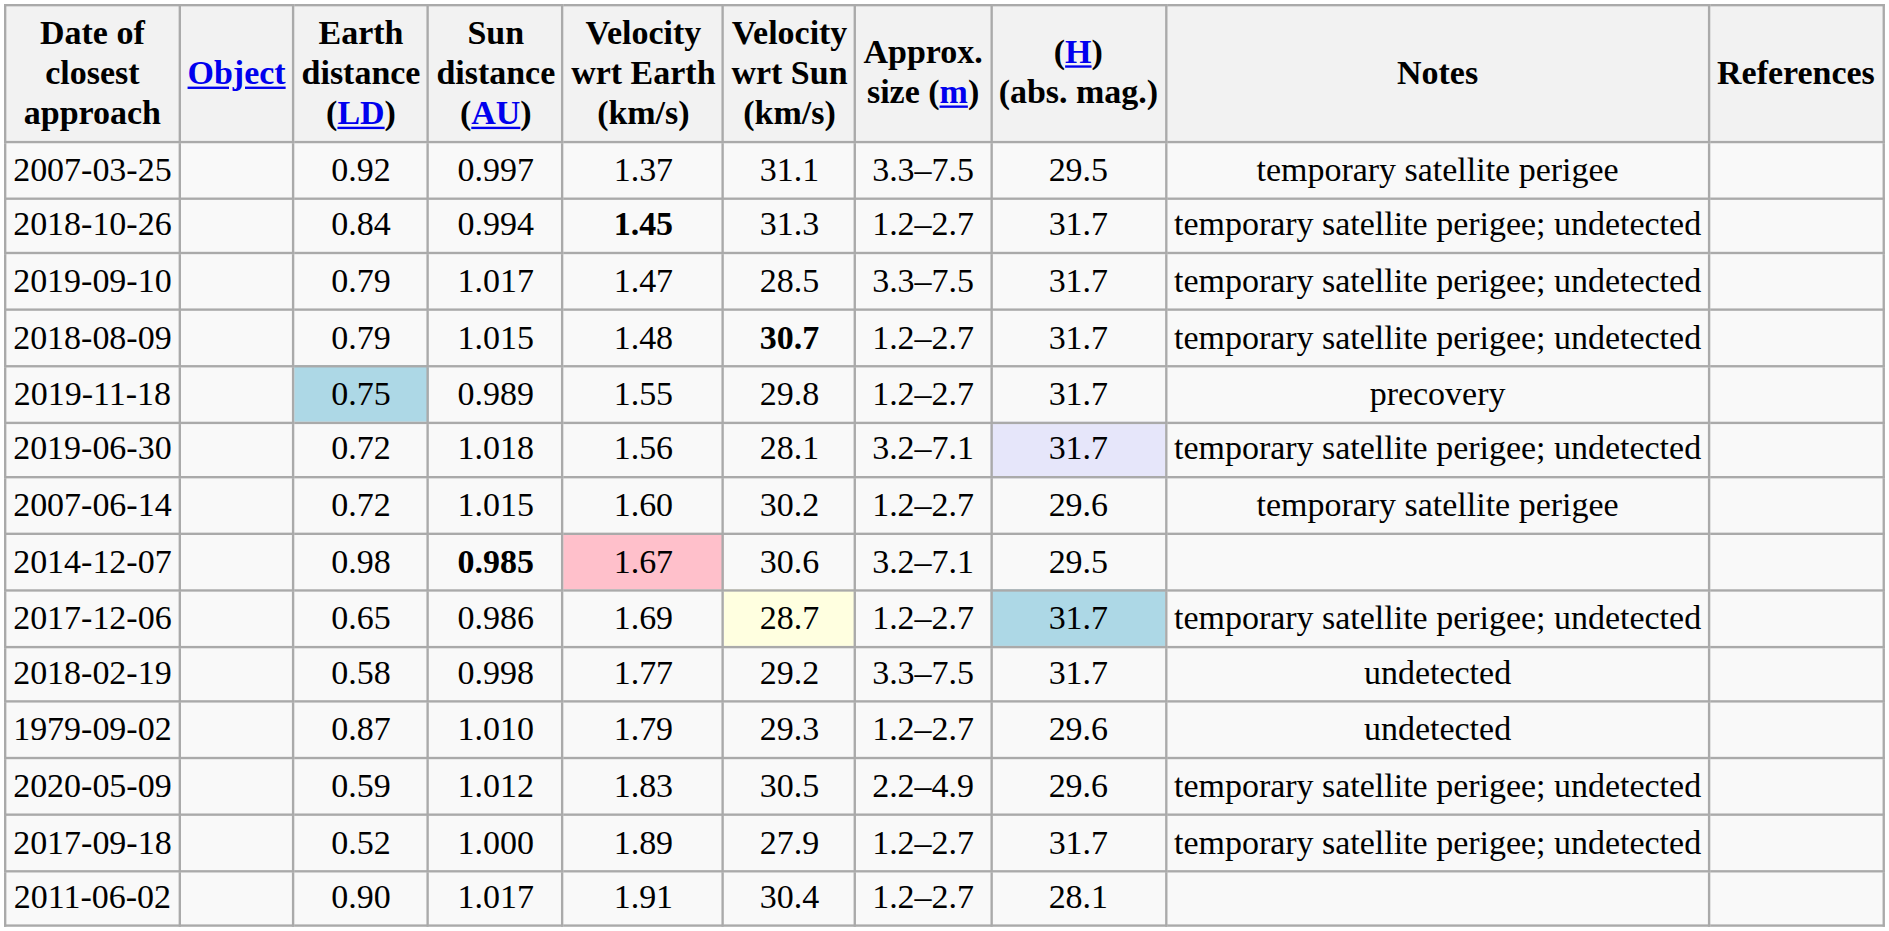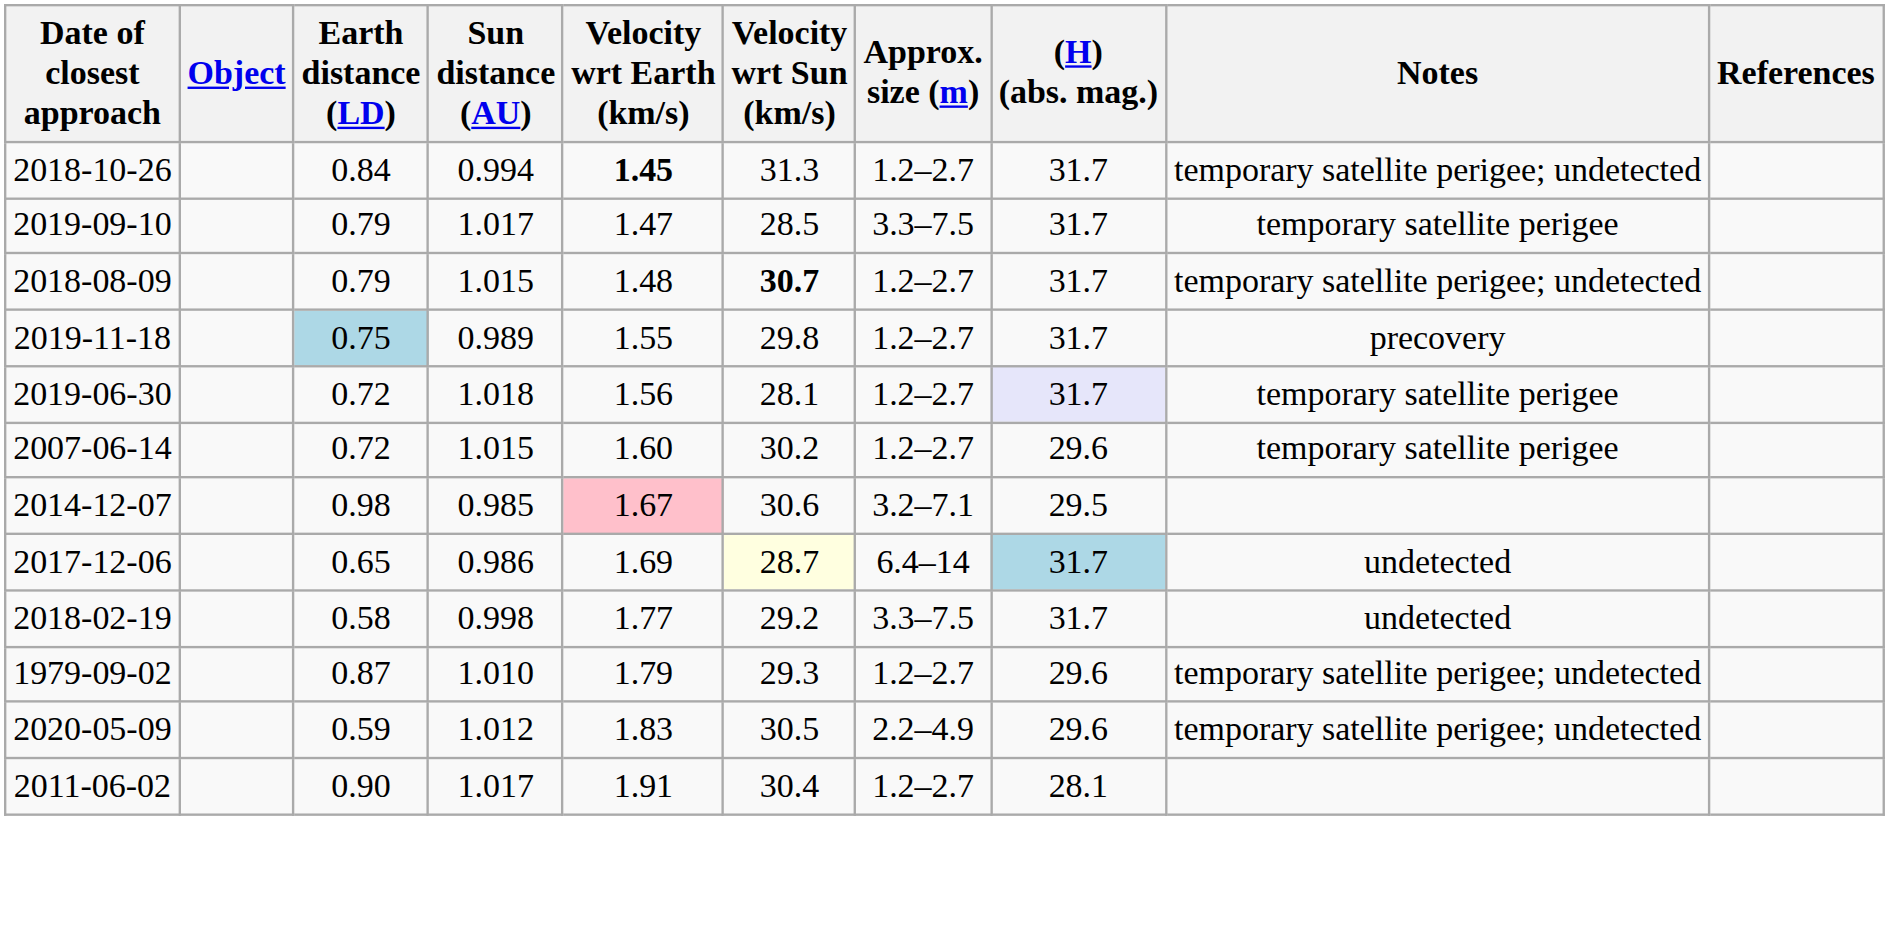- row: (92, 169)
(1438, 281) temporary satellite perigee; undetected -> (1438, 225) temporary satellite perigee
(923, 449) 3.2–7.1 -> (923, 393) 1.2–2.7
(1438, 449) temporary satellite perigee; undetected -> (1438, 393) temporary satellite perigee
(496, 561) bold -> (496, 505) normal
(923, 617) 1.2–2.7 -> (923, 561) 6.4–14
(1438, 617) temporary satellite perigee; undetected -> (1438, 561) undetected
(1438, 729) undetected -> (1438, 673) temporary satellite perigee; undetected
- row: (92, 841)
